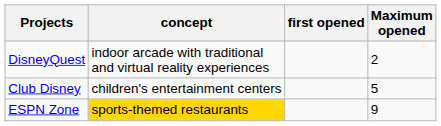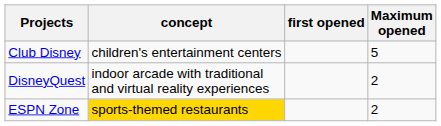rows swapped: (45, 88) <-> (47, 59)
(375, 109) 9 -> (375, 109) 2
